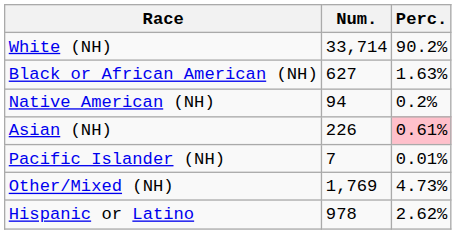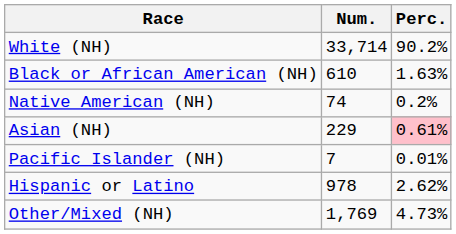(341, 75) 627 -> (341, 75) 610
(336, 103) 94 -> (336, 103) 74
(341, 131) 226 -> (341, 131) 229
rows swapped: (91, 186) <-> (101, 214)
